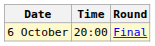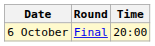columns swapped: (91, 14) <-> (130, 14)
